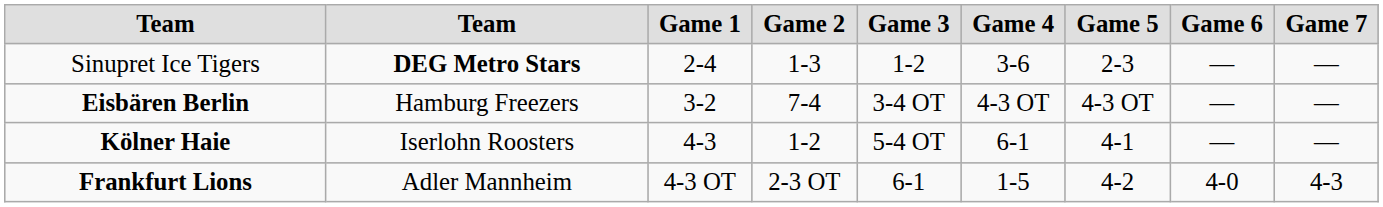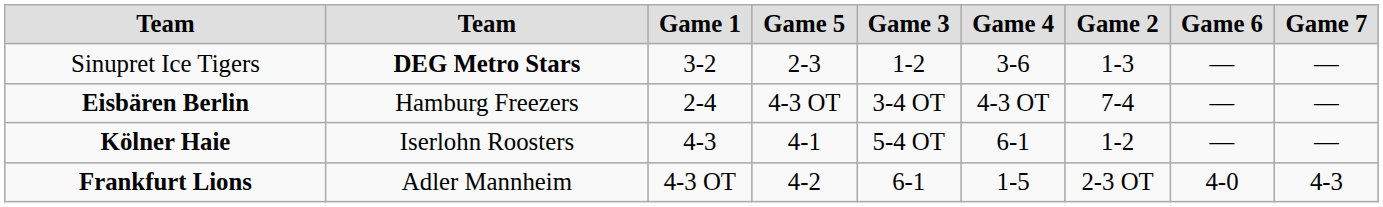columns swapped: (804, 24) <-> (1118, 24)
(700, 63) 2-4 -> (700, 63) 3-2
(700, 102) 3-2 -> (700, 102) 2-4
